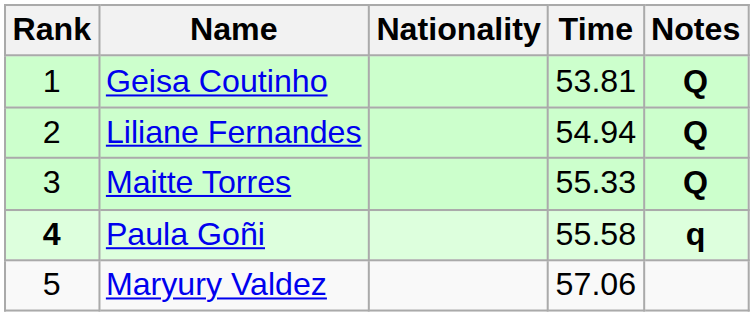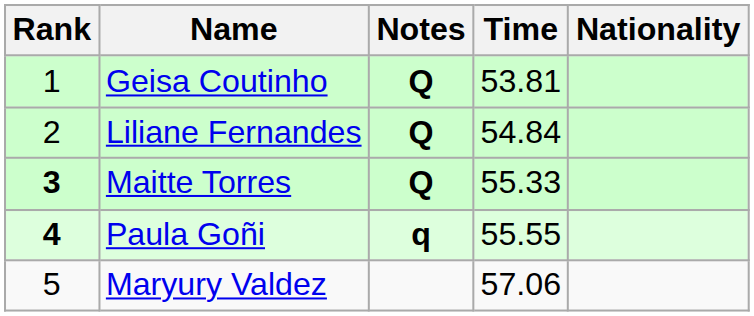columns swapped: (459, 30) <-> (696, 30)
(596, 132) 54.94 -> (521, 132) 54.84
(52, 183) normal -> (52, 183) bold
(596, 234) 55.58 -> (521, 234) 55.55
